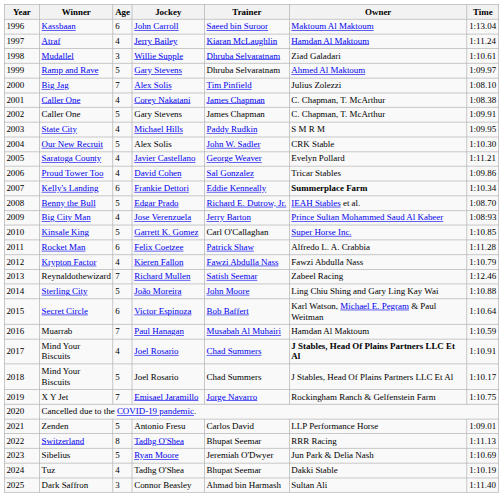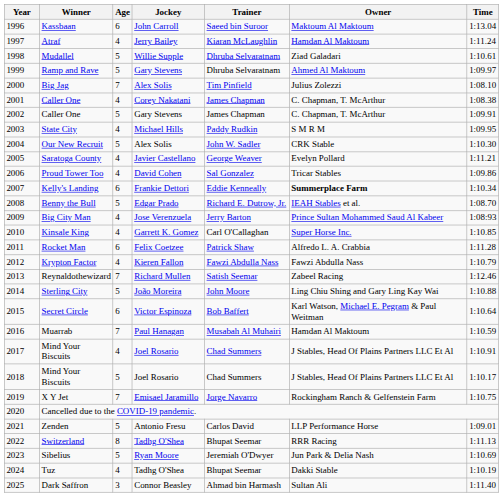(117, 56) 3 -> (117, 56) 5
(117, 233) 5 -> (117, 233) 4
(373, 352) bold -> (372, 352) normal
